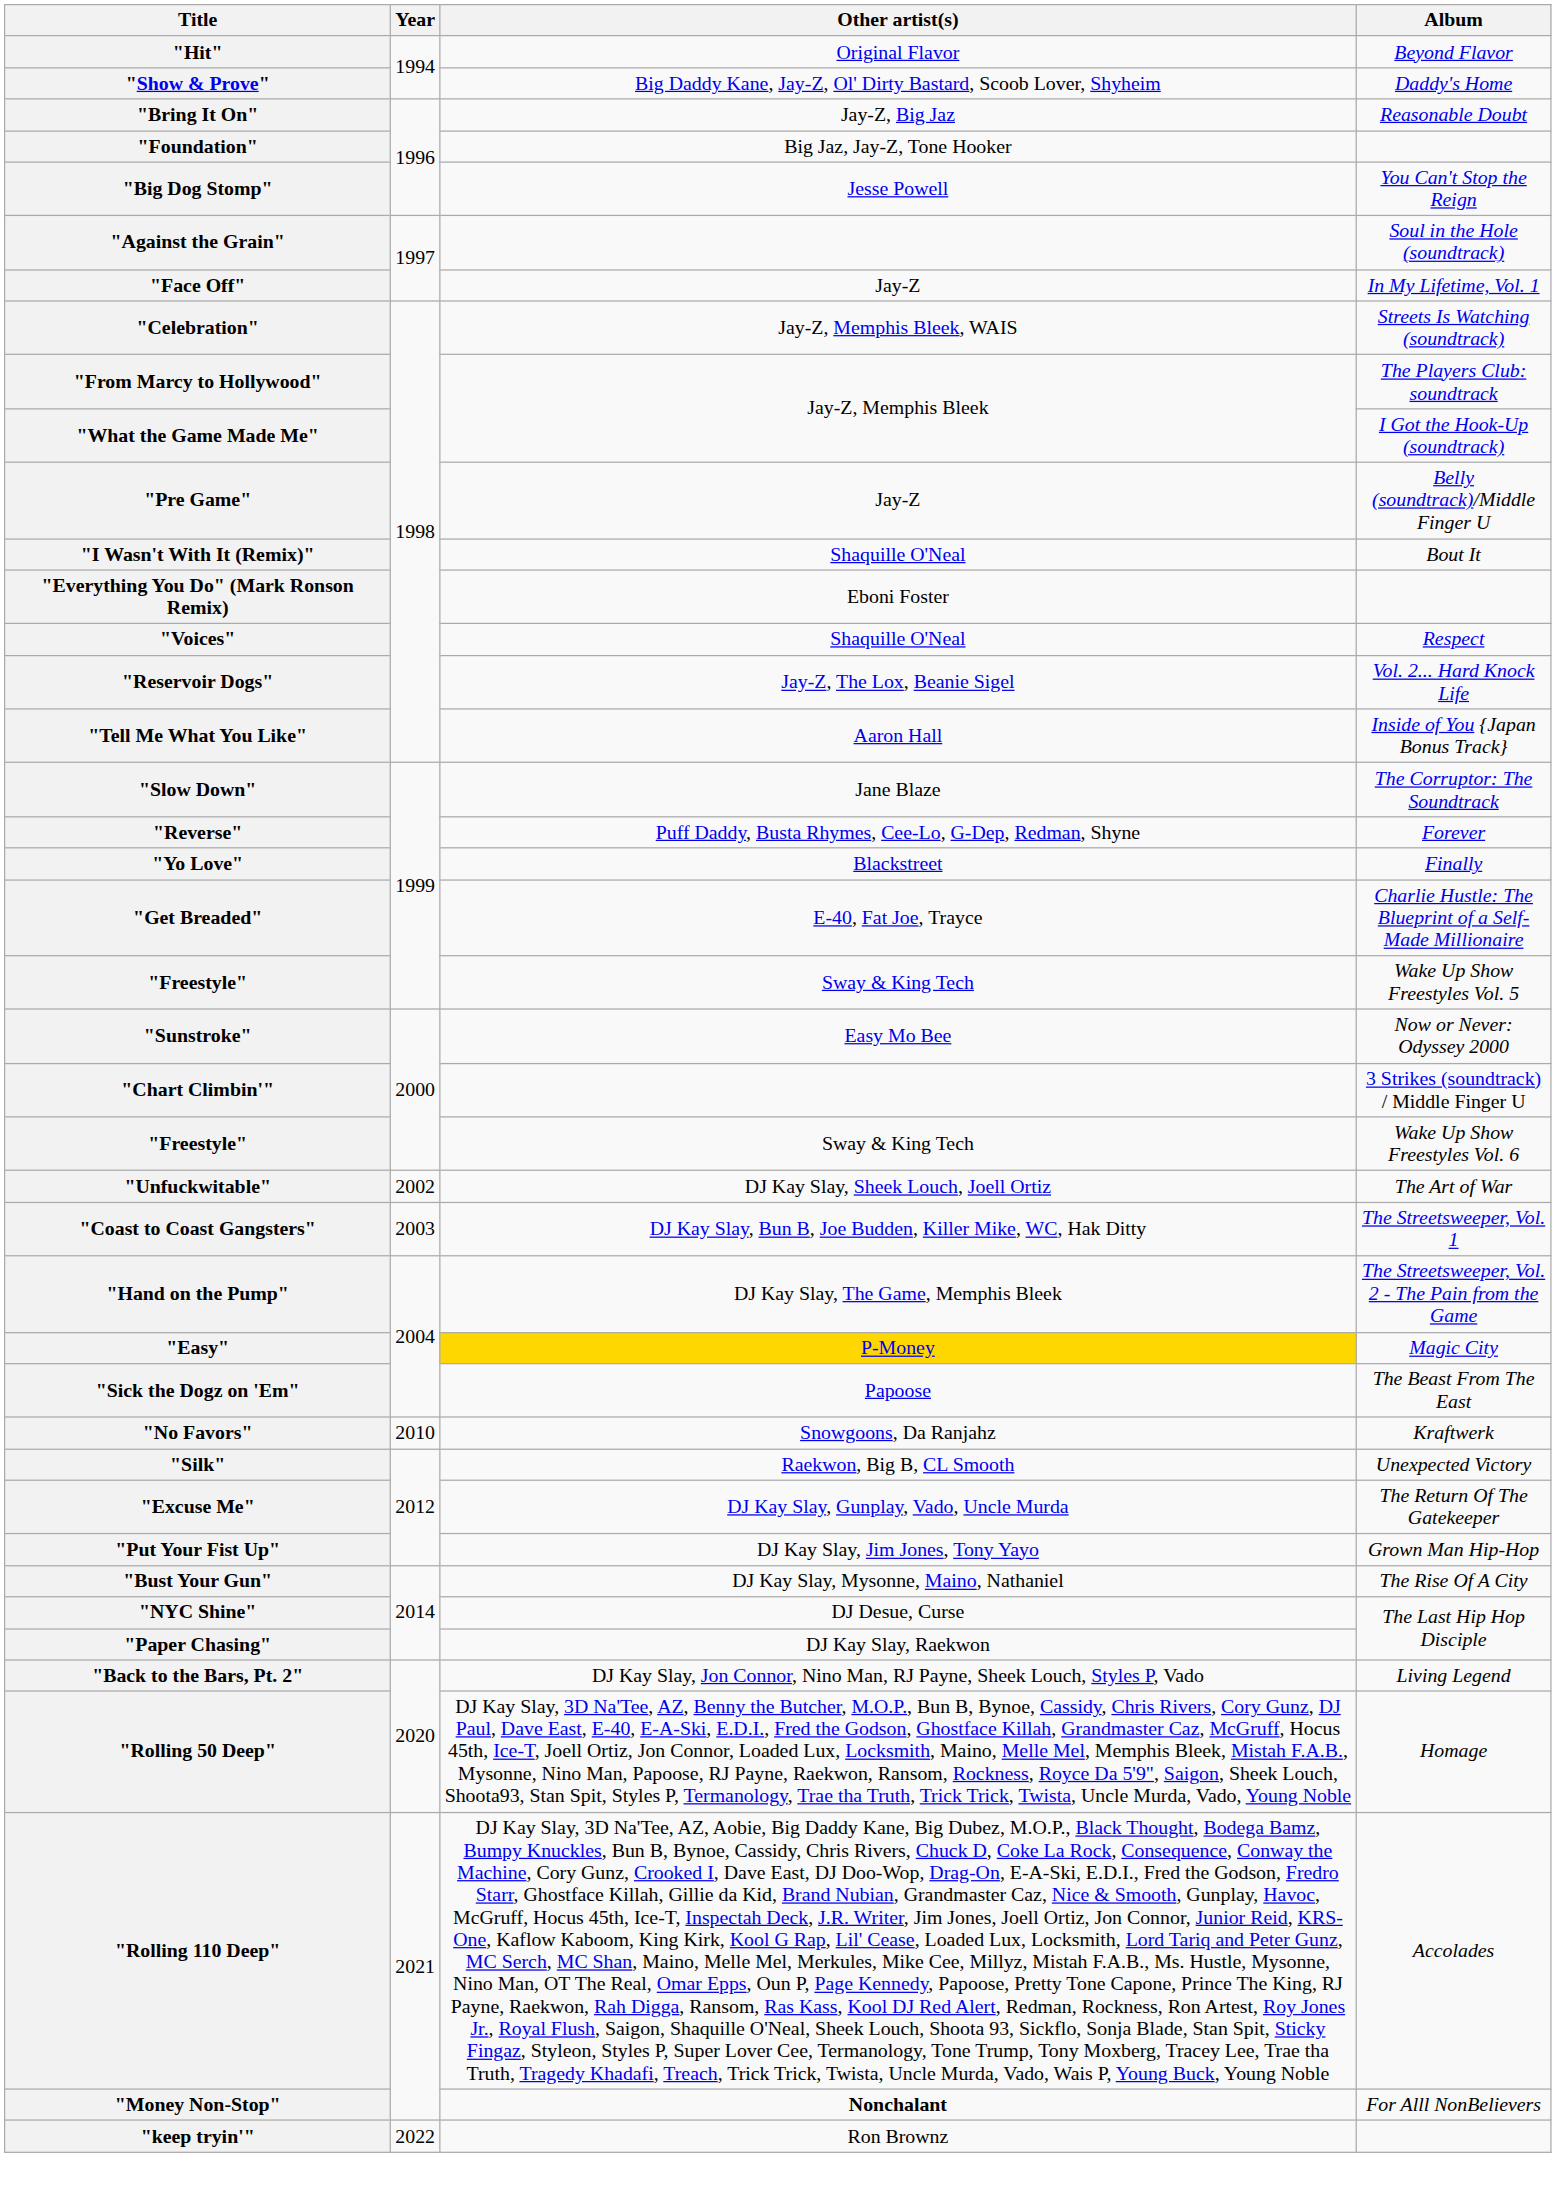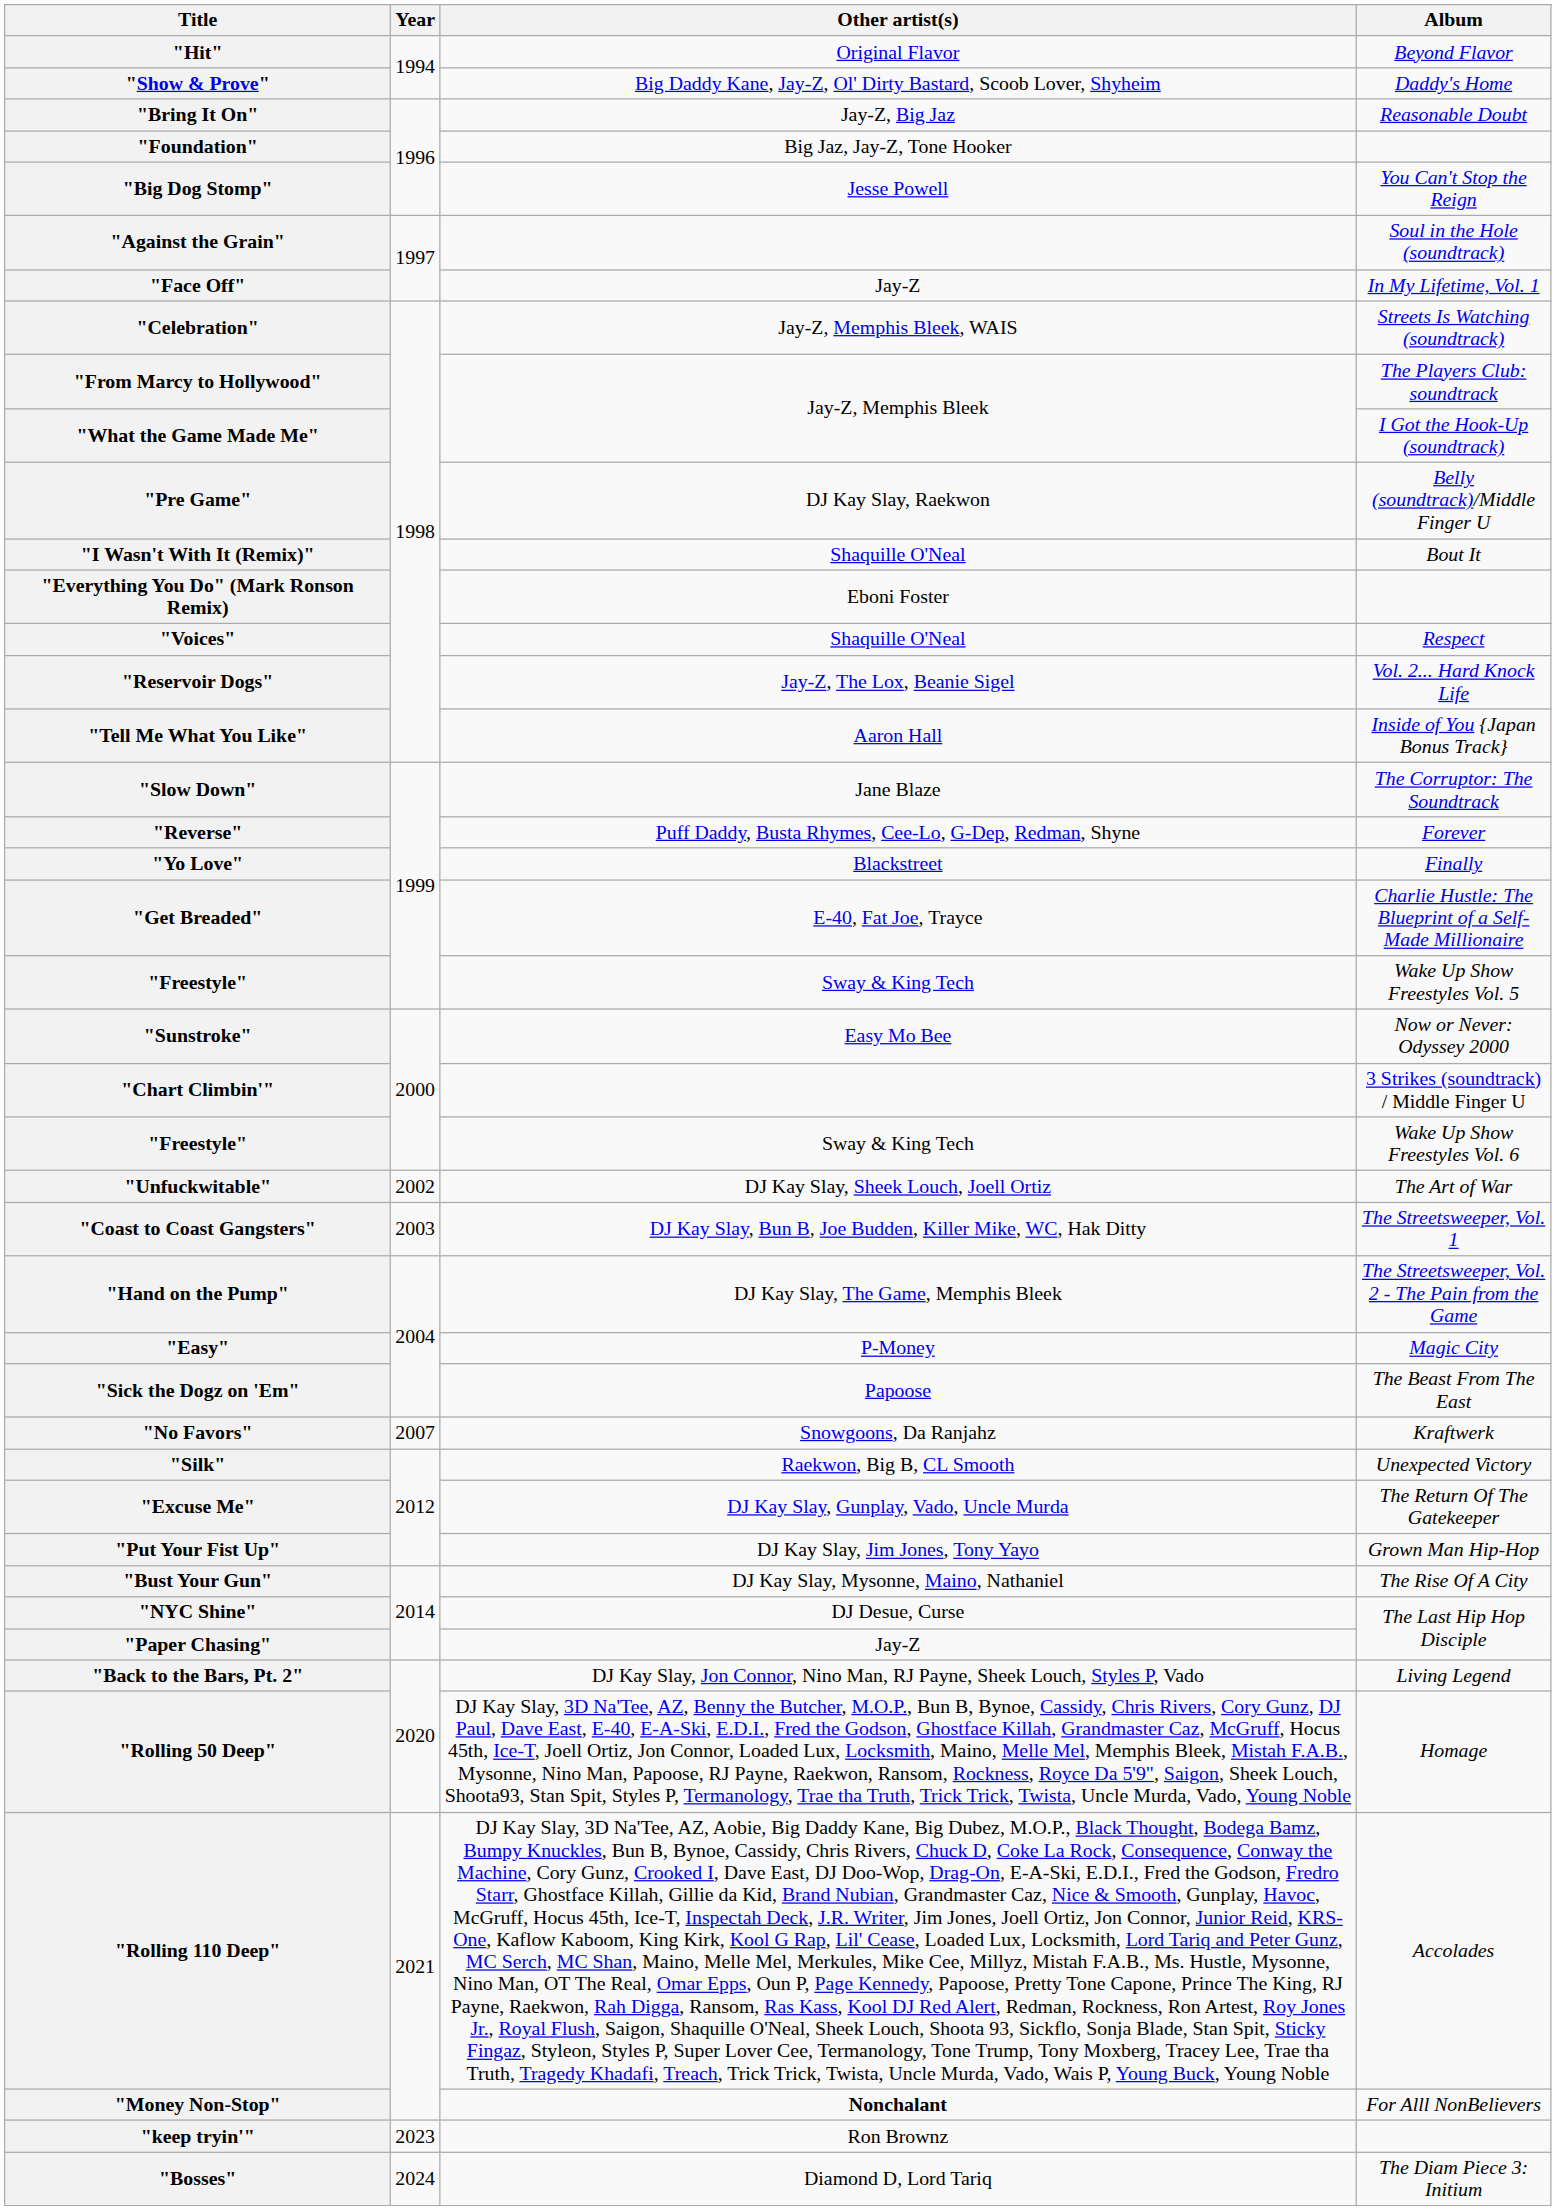(898, 500) Jay-Z -> (898, 500) DJ Kay Slay, Raekwon
(898, 1347) gold background -> (898, 1347) no background
(415, 1432) 2010 -> (415, 1432) 2007
(898, 1644) DJ Kay Slay, Raekwon -> (898, 1644) Jay-Z
(415, 2136) 2022 -> (415, 2136) 2023
+ row: (198, 2178)
